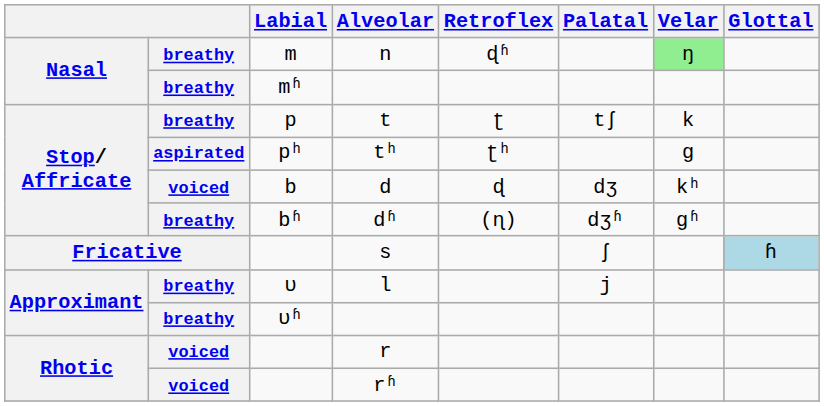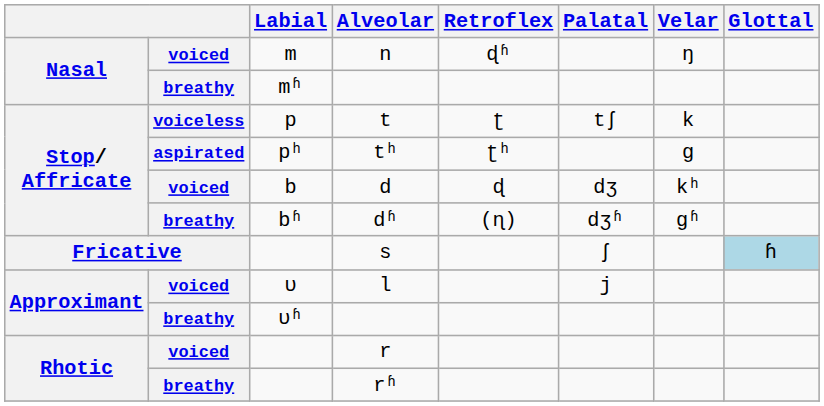(199, 54) breathy -> (199, 54) voiced
(688, 54) lightgreen background -> (688, 54) no background
(199, 120) breathy -> (199, 121) voiceless
(199, 286) breathy -> (199, 286) voiced
(199, 385) voiced -> (199, 385) breathy
